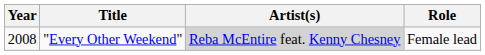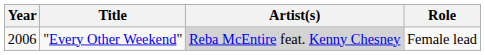(22, 38) 2008 -> (22, 38) 2006
